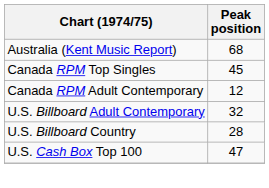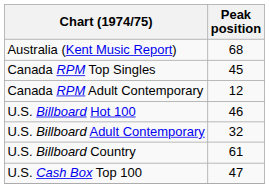+ row: (72, 111)
(236, 132) 28 -> (236, 152) 61
